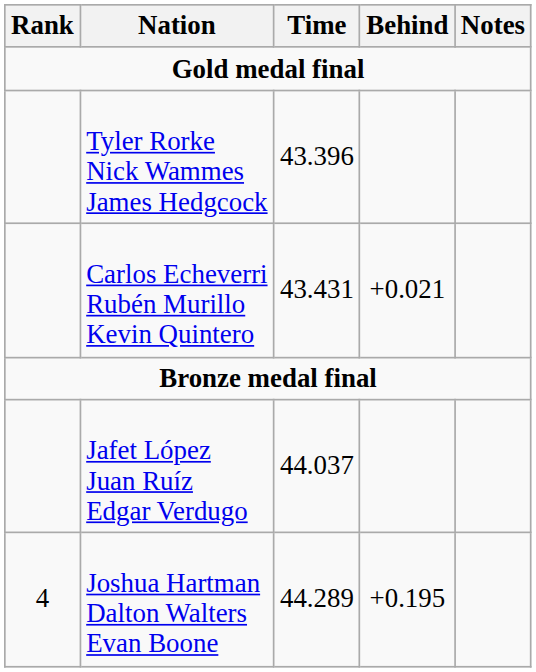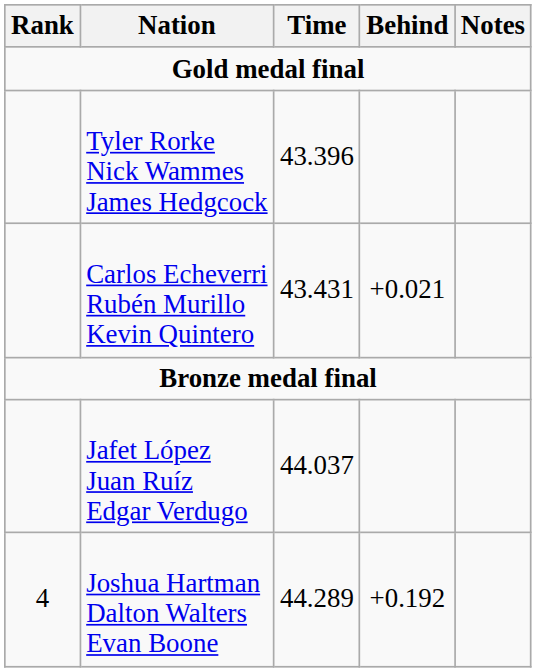(407, 599) +0.195 -> (407, 599) +0.192
